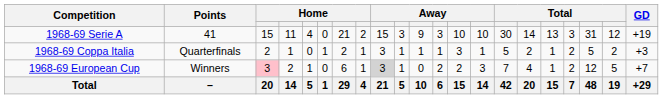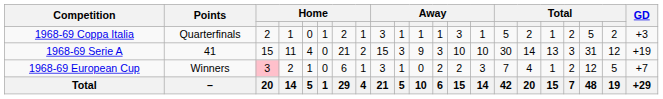rows swapped: (84, 35) <-> (84, 51)
(382, 68) lightgrey background -> (382, 68) no background
